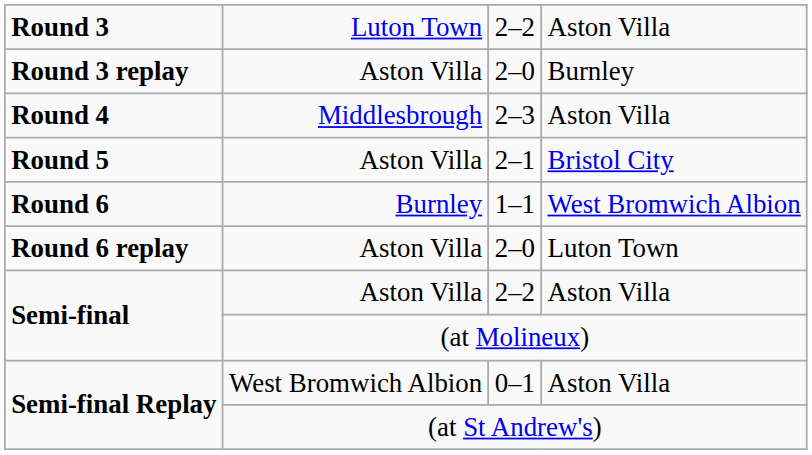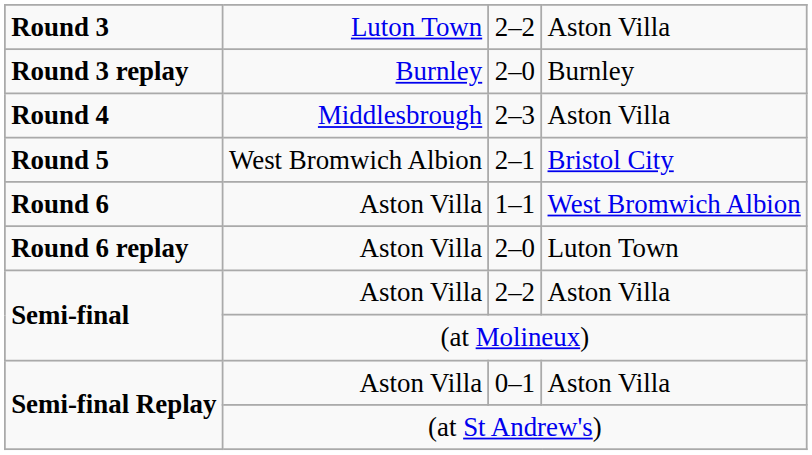(421, 71) Aston Villa -> (439, 71) Burnley
(421, 159) Aston Villa -> (356, 159) West Bromwich Albion
(439, 204) Burnley -> (421, 204) Aston Villa
(356, 381) West Bromwich Albion -> (421, 381) Aston Villa
